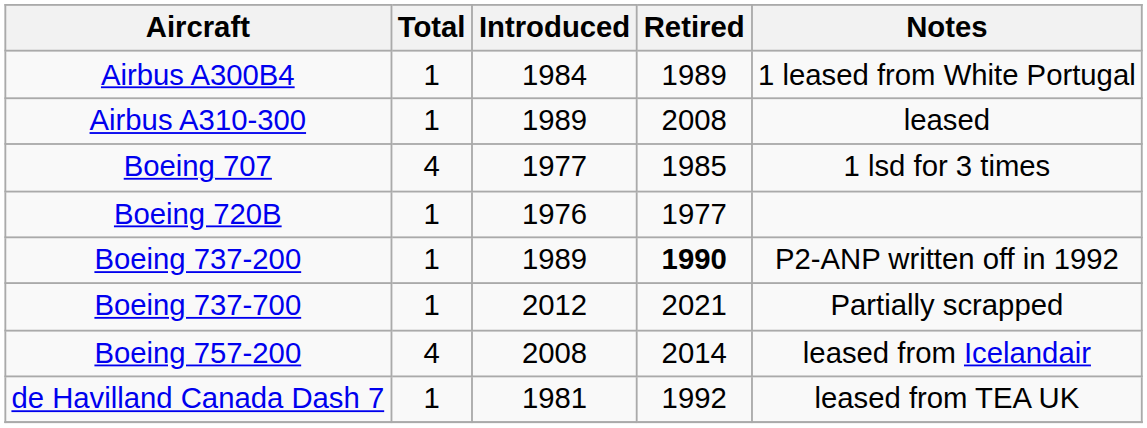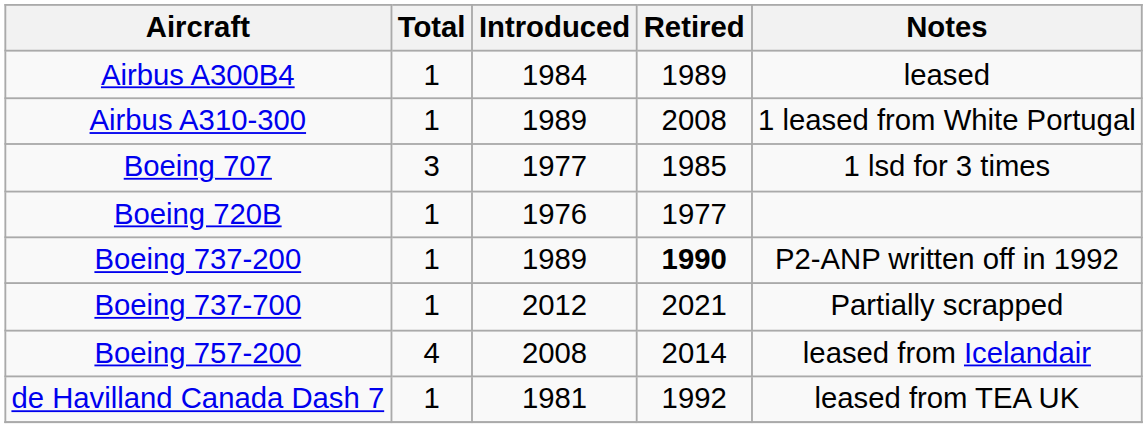(947, 74) 1 leased from White Portugal -> (947, 74) leased
(947, 120) leased -> (947, 120) 1 leased from White Portugal
(432, 167) 4 -> (432, 167) 3
